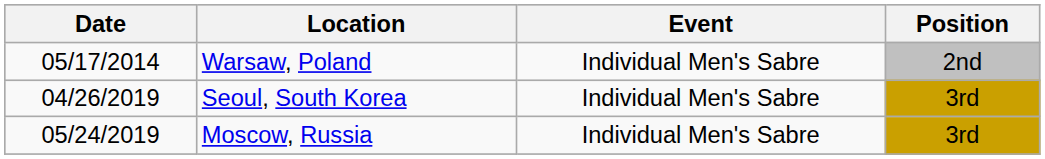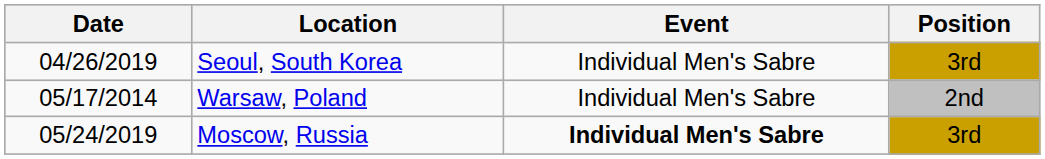rows swapped: (287, 61) <-> (304, 98)
(701, 136) normal -> (696, 136) bold
